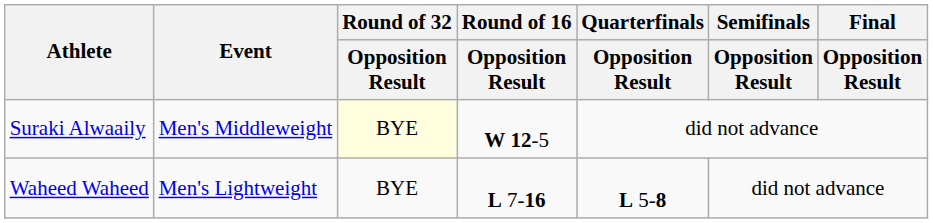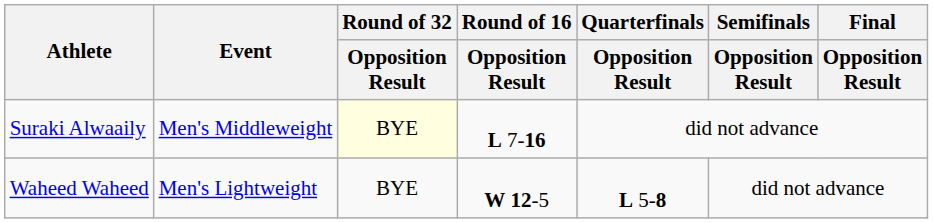(517, 141) W 12-5 -> (517, 141) L 7-16
(517, 200) L 7-16 -> (517, 200) W 12-5
